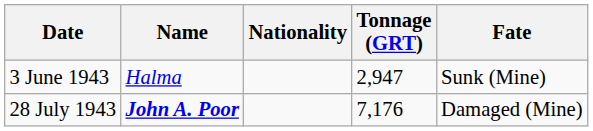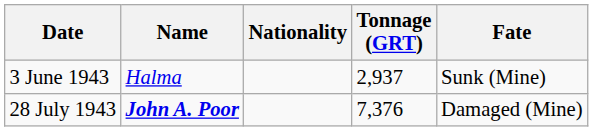(380, 76) 2,947 -> (380, 76) 2,937
(380, 109) 7,176 -> (380, 109) 7,376
